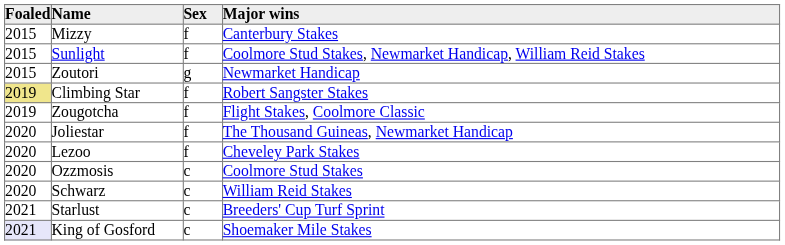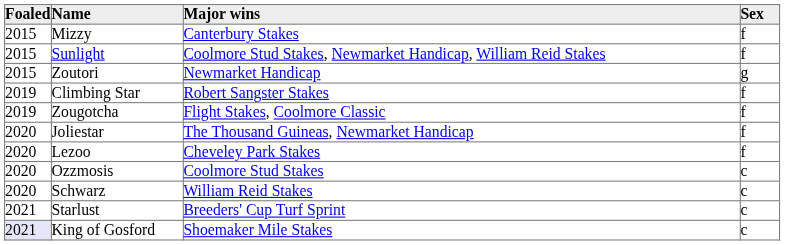columns swapped: (195, 14) <-> (261, 14)
(21, 92) khaki background -> (21, 92) no background
